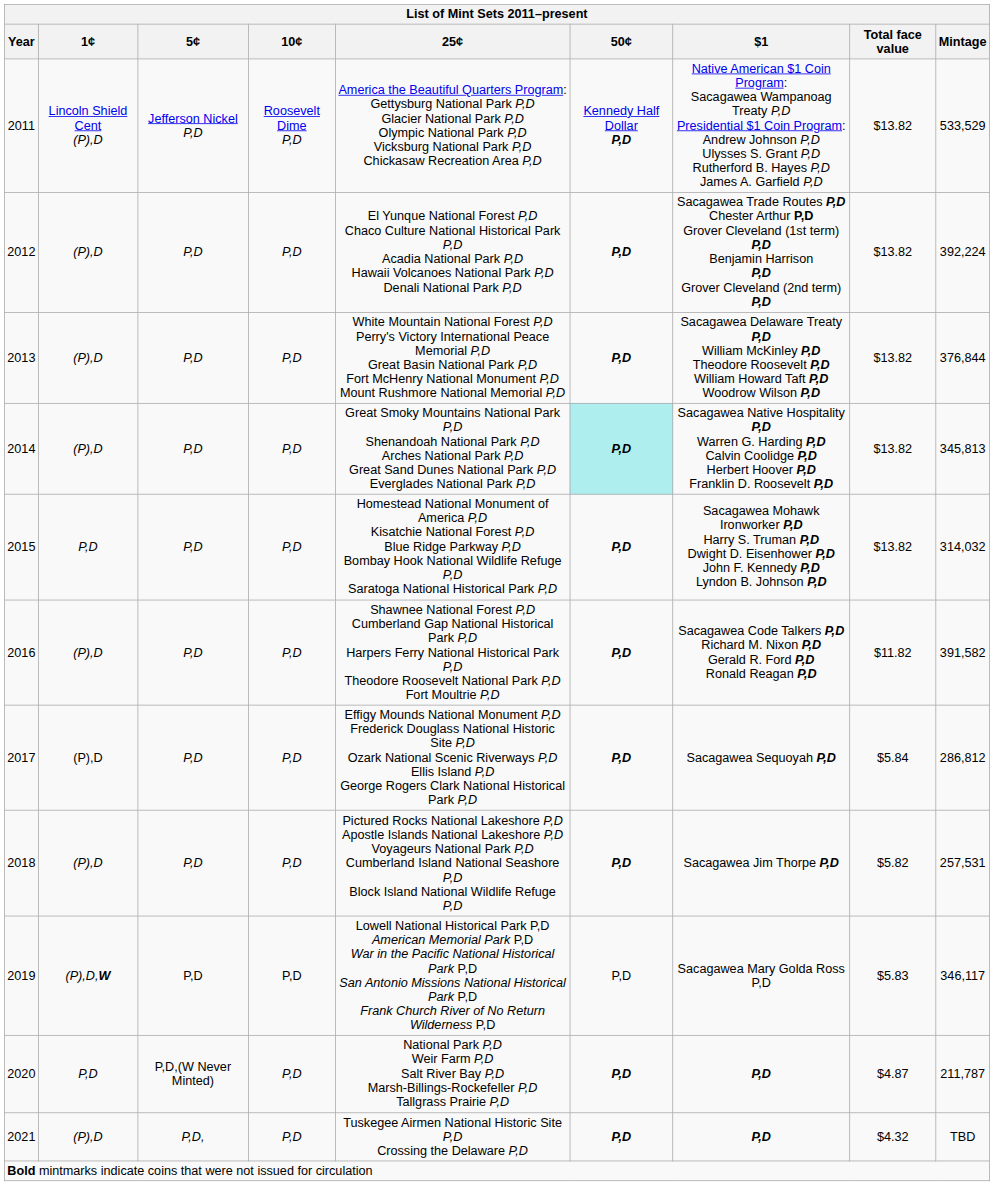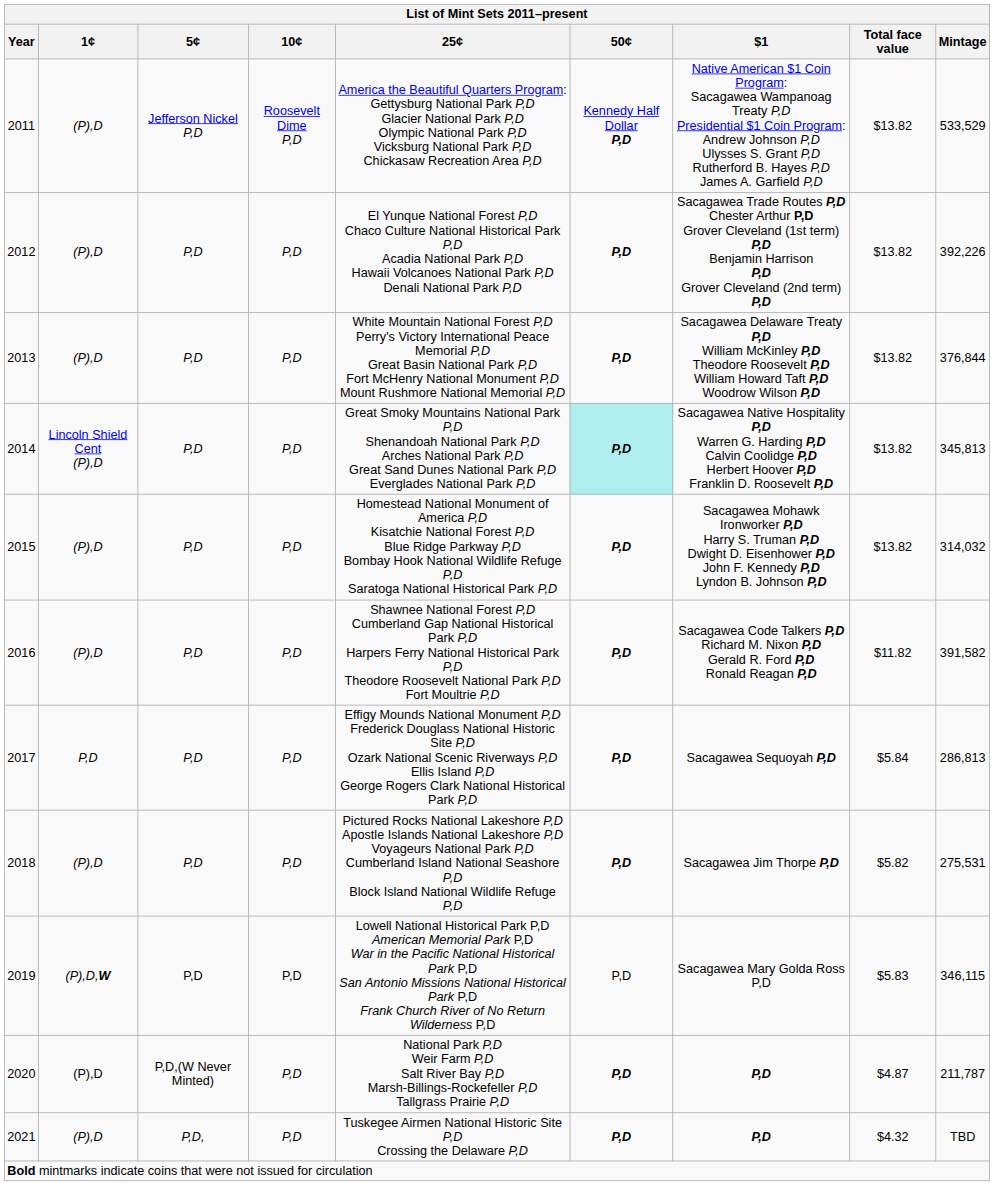(88, 125) Lincoln Shield Cent (P),D -> (88, 125) (P),D
(963, 252) 392,224 -> (963, 252) 392,226
(88, 448) (P),D -> (88, 448) Lincoln Shield Cent (P),D
(88, 547) P,D -> (88, 547) (P),D
(88, 757) (P),D -> (88, 757) P,D
(963, 757) 286,812 -> (963, 757) 286,813
(963, 863) 257,531 -> (963, 863) 275,531
(963, 975) 346,117 -> (963, 975) 346,115
(88, 1074) P,D -> (88, 1074) (P),D
